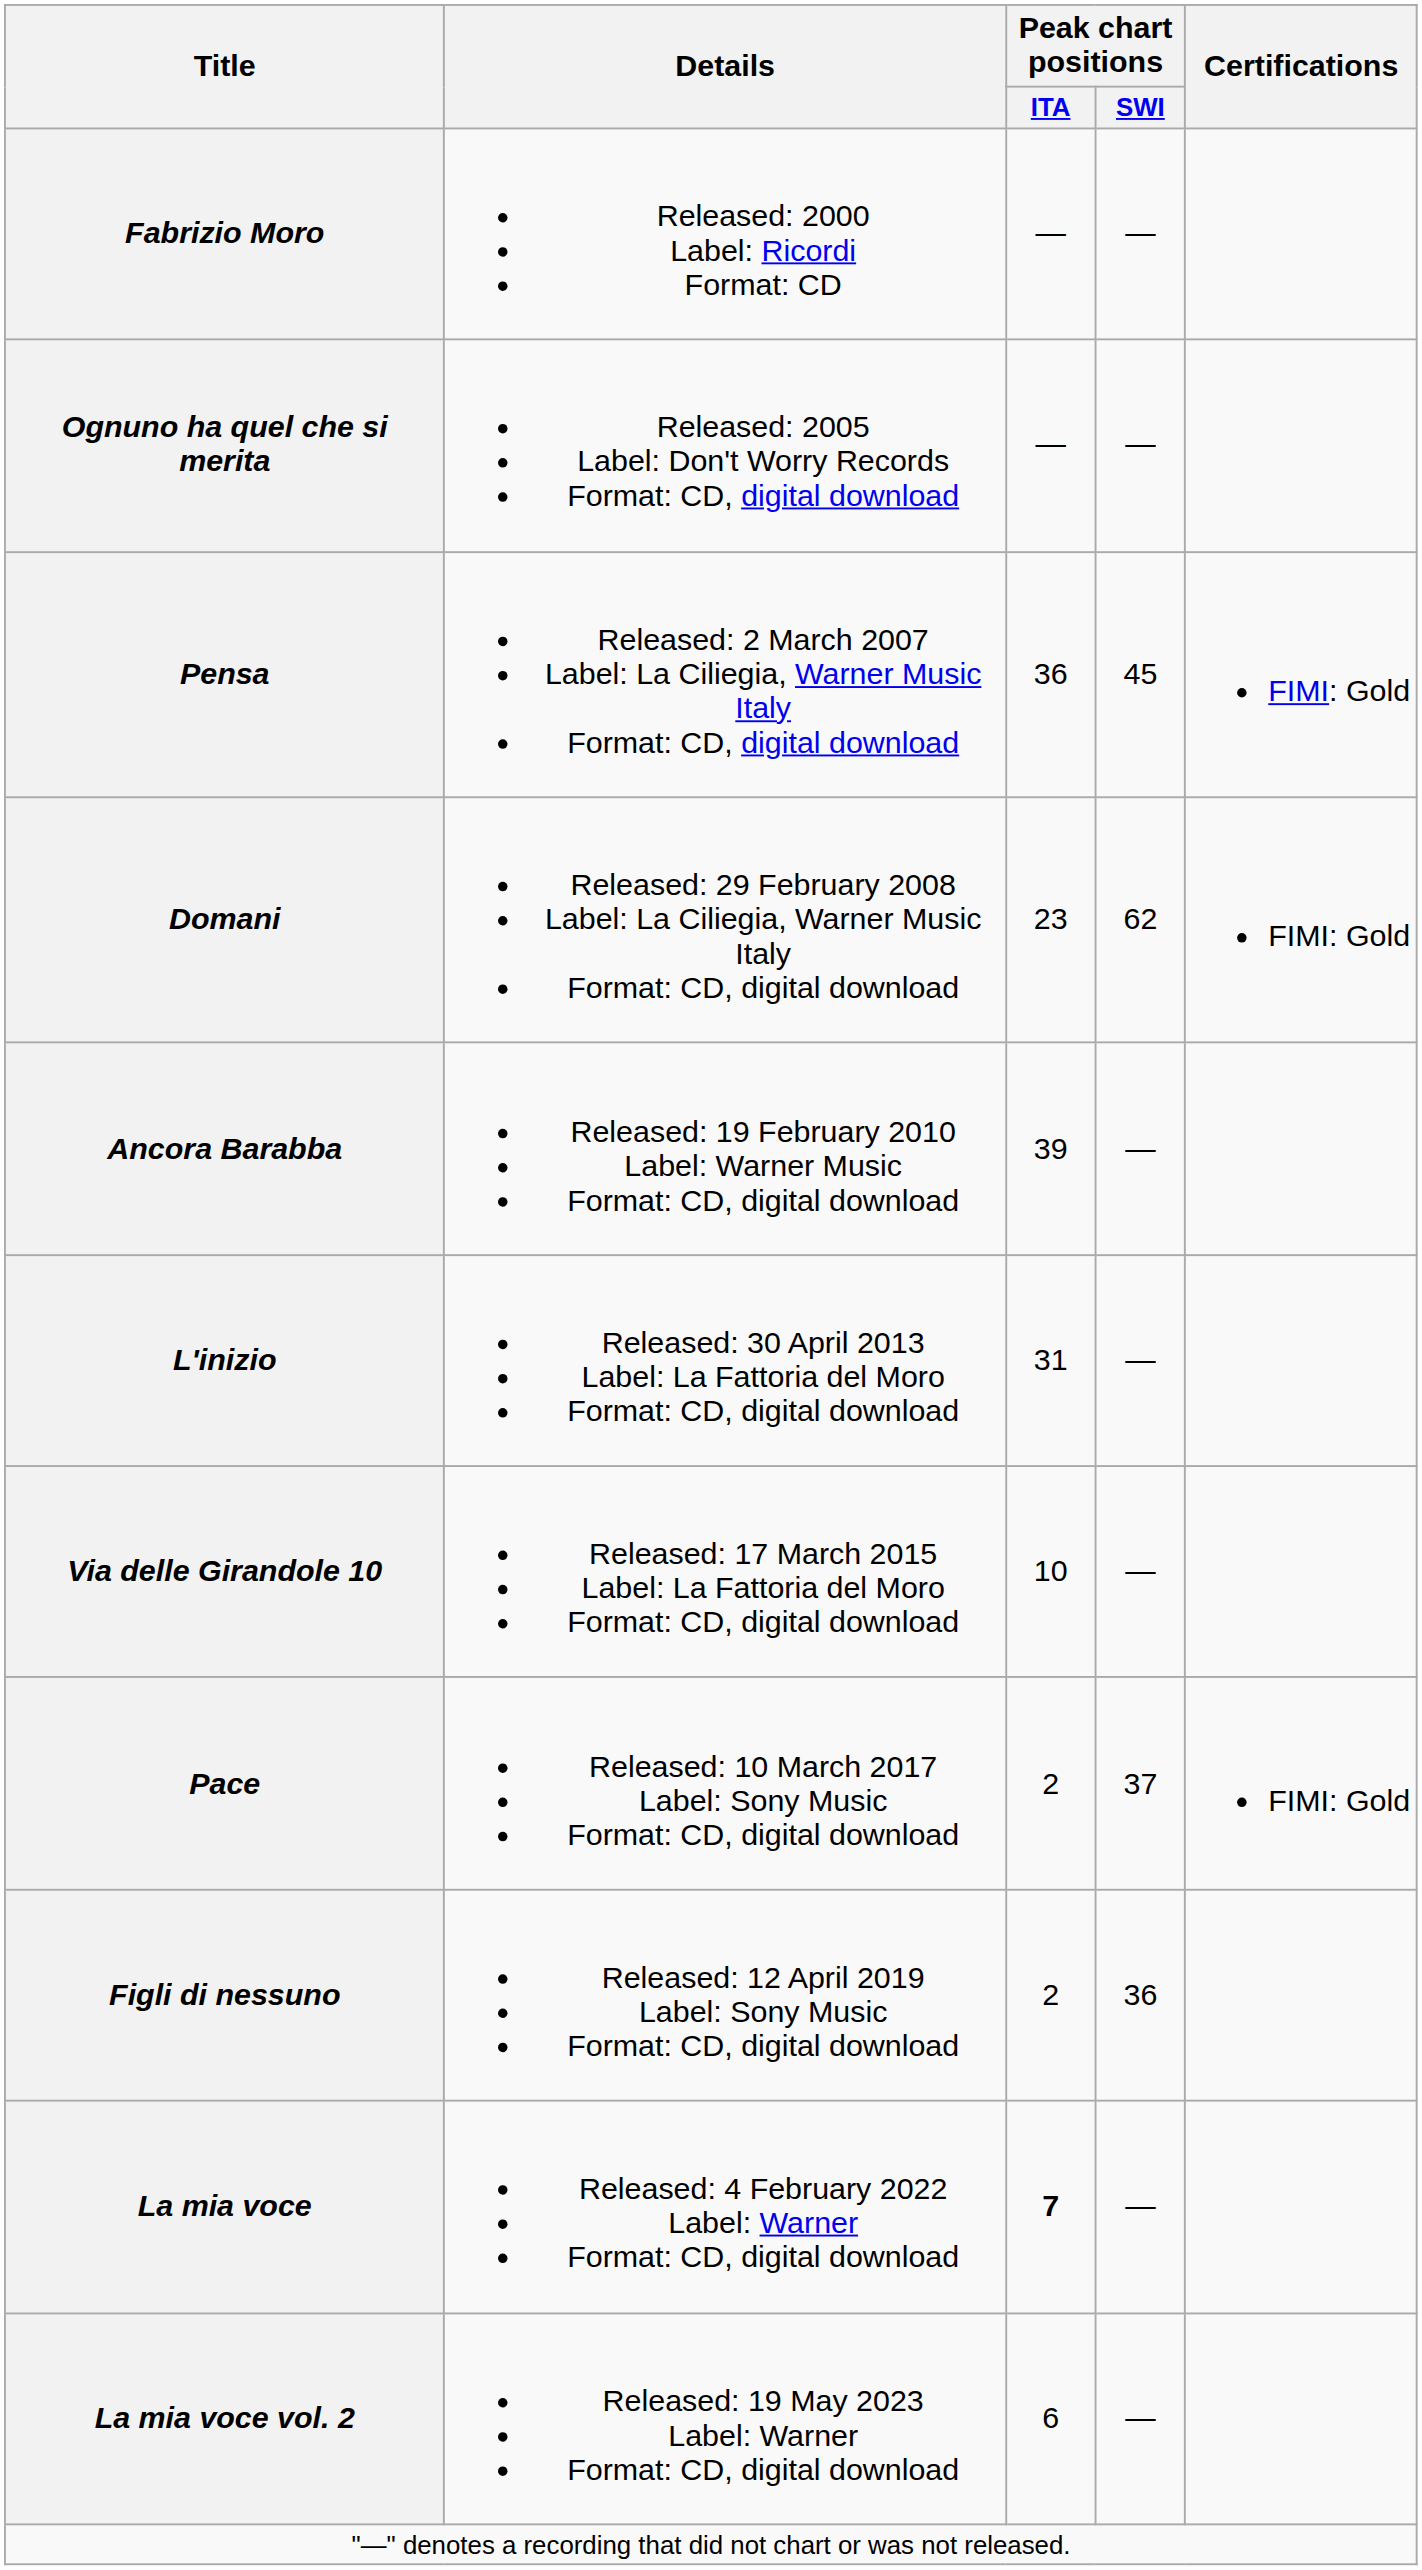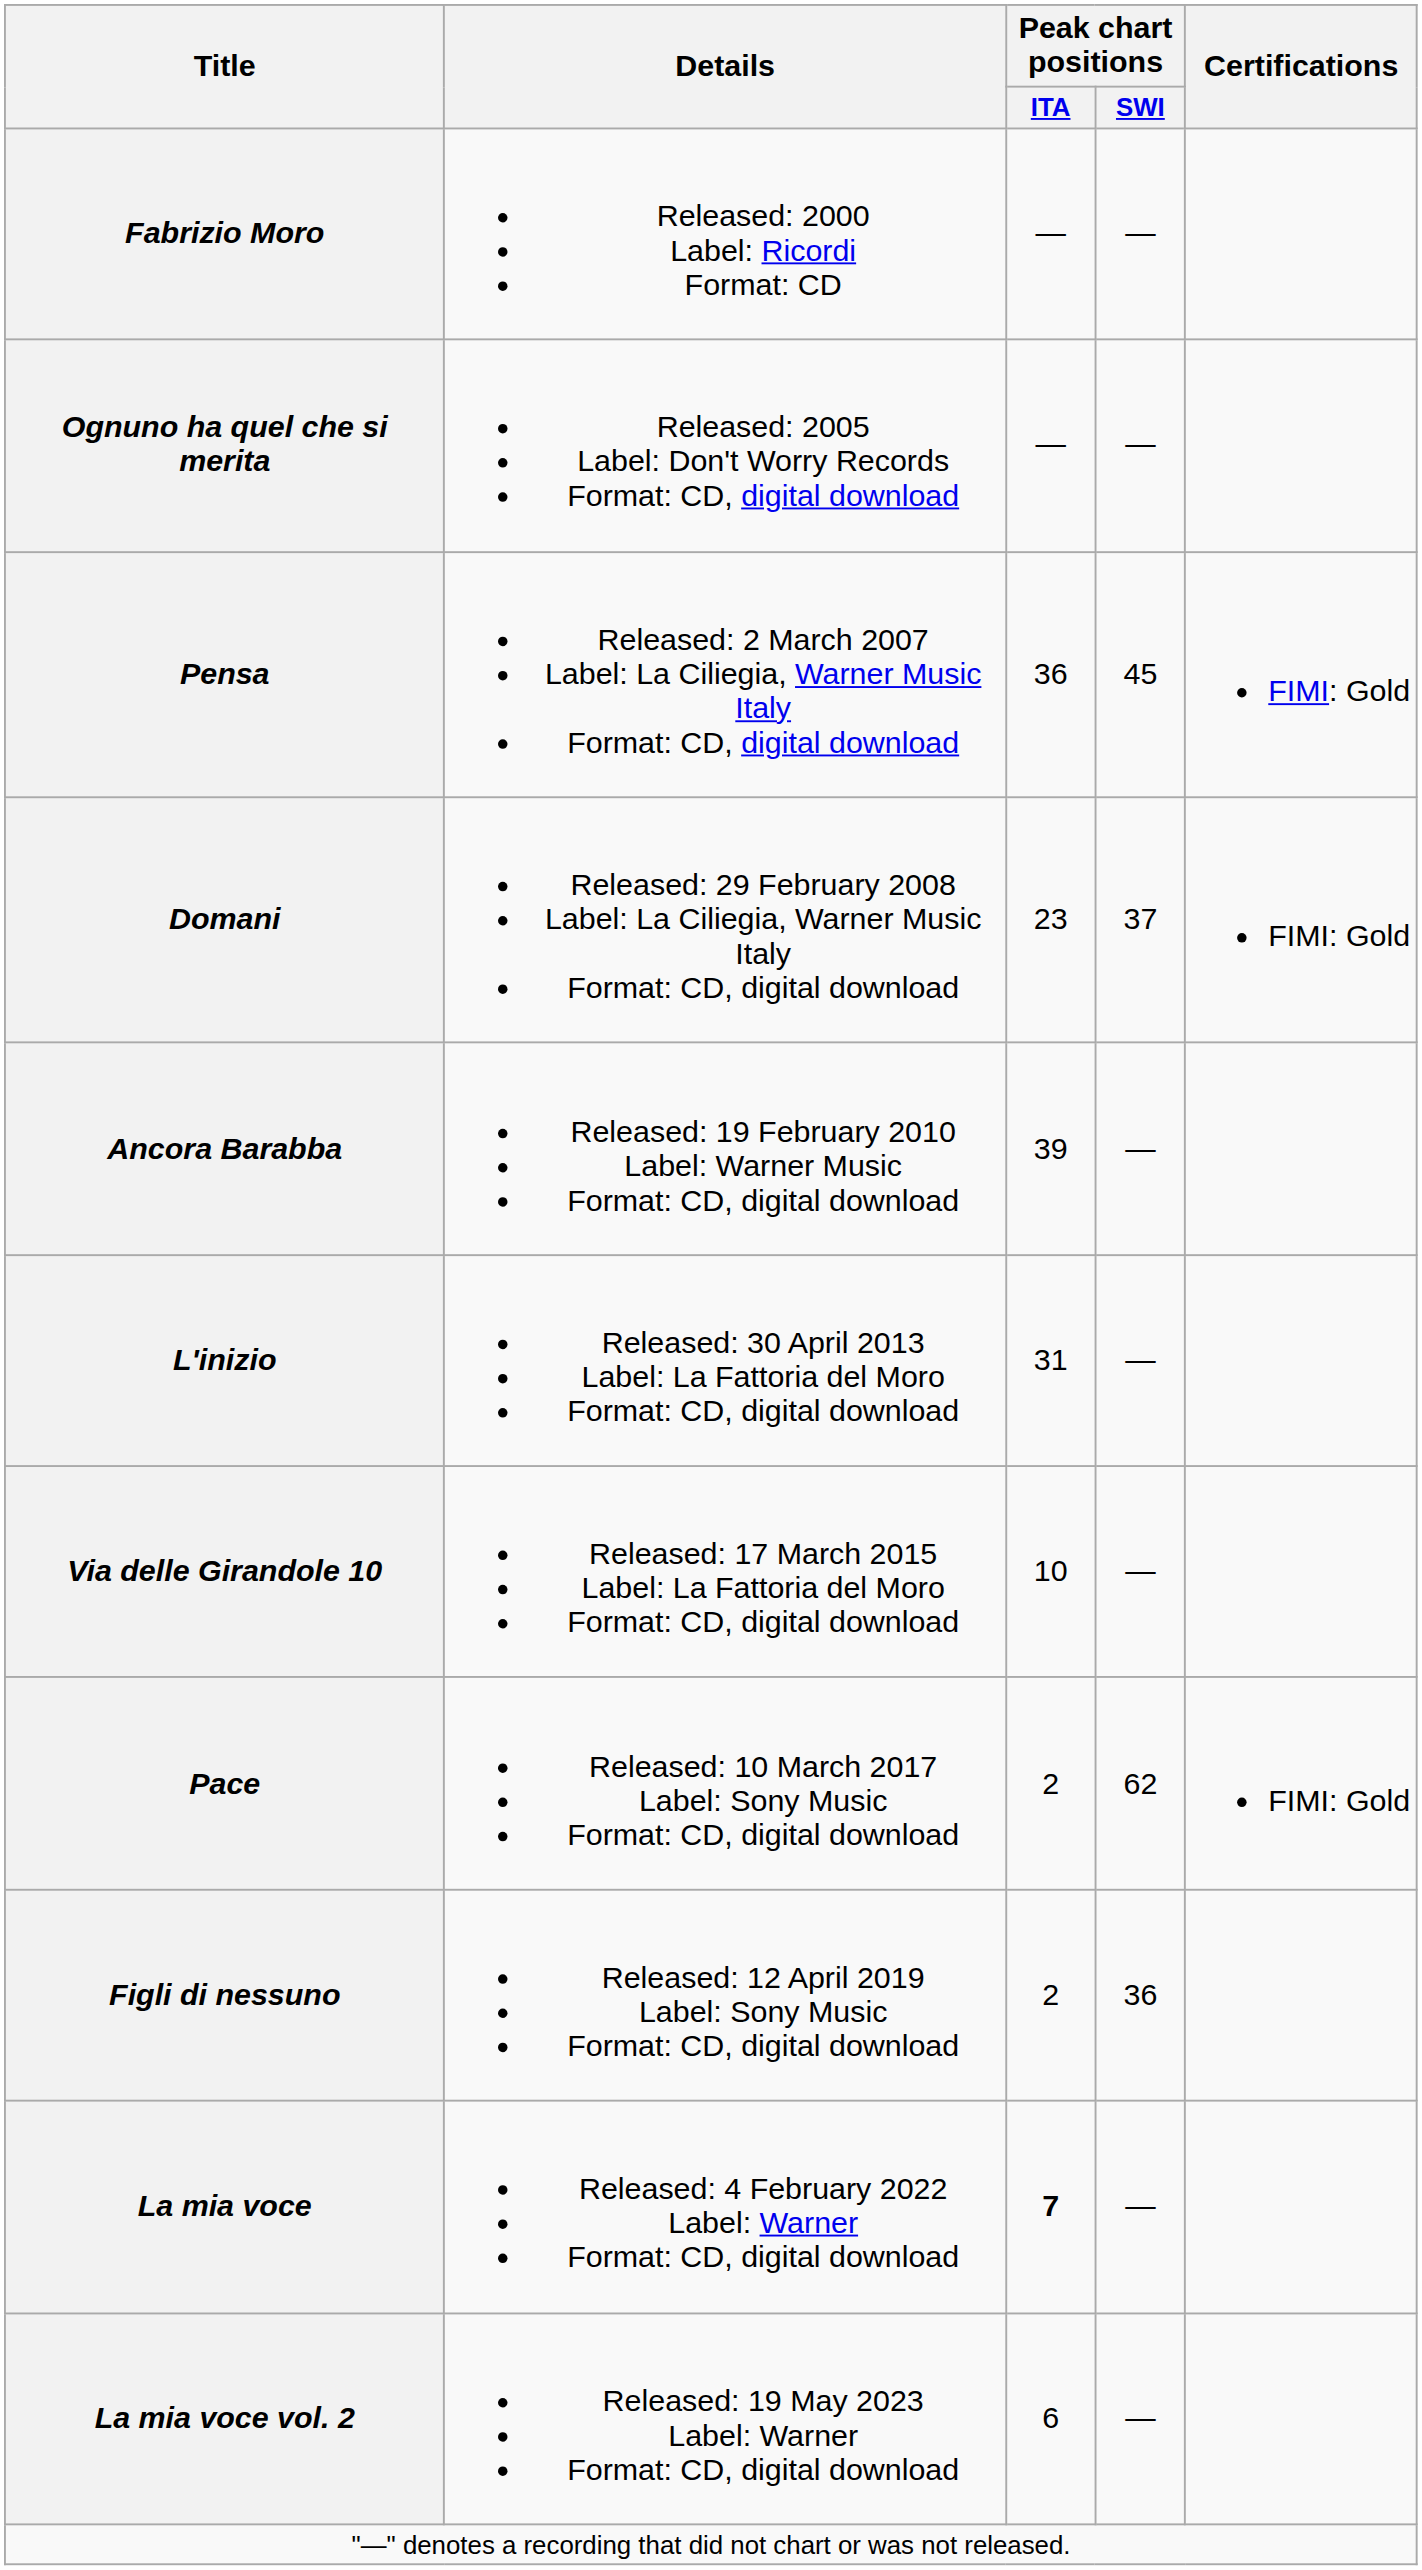(1140, 919) 62 -> (1140, 919) 37
(1140, 1783) 37 -> (1140, 1783) 62
